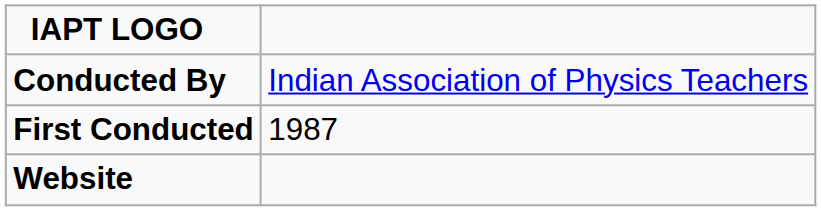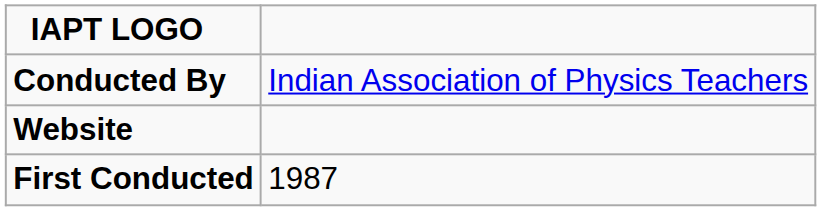rows swapped: (134, 129) <-> (73, 178)
